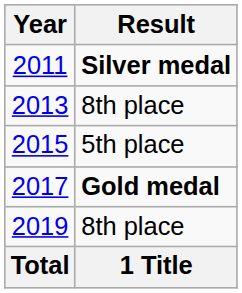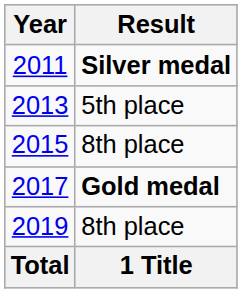(133, 105) 8th place -> (133, 105) 5th place
(133, 145) 5th place -> (133, 145) 8th place
